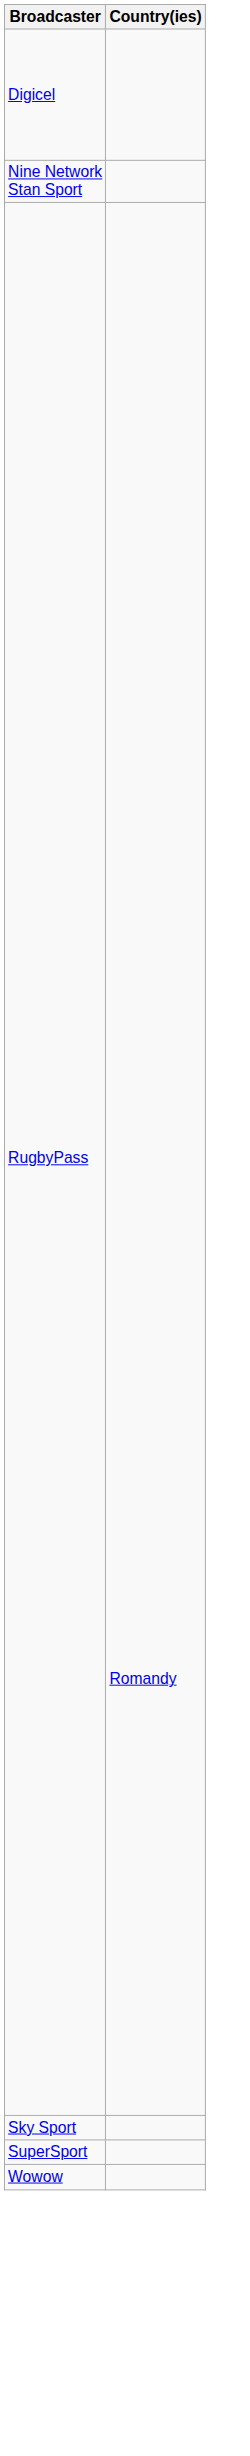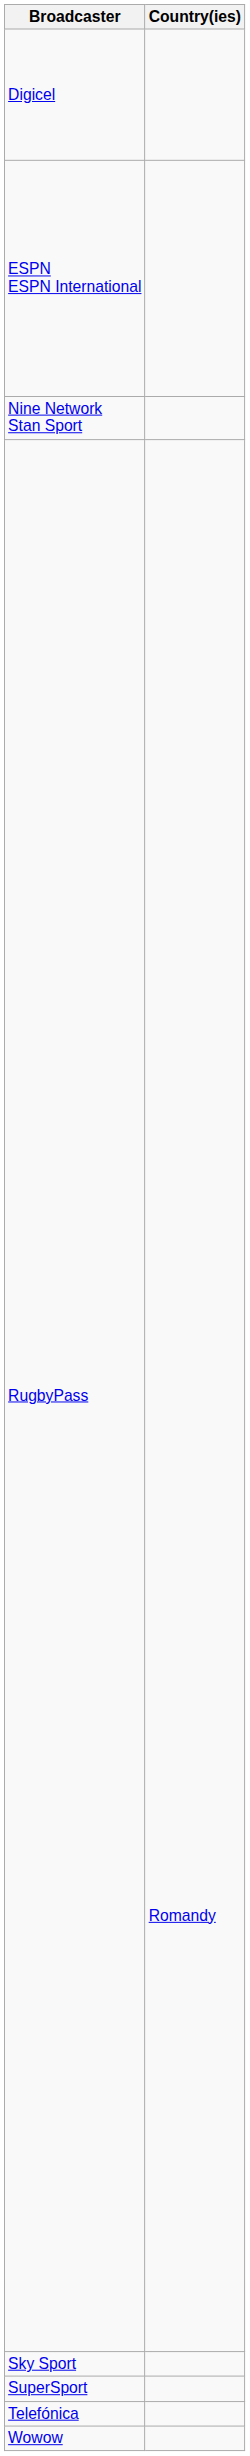+ row: (75, 278)
+ row: (43, 2413)
